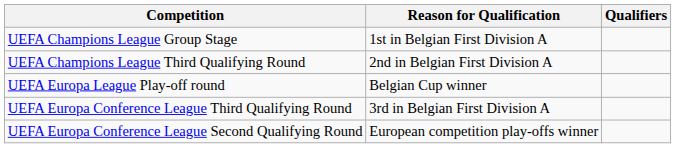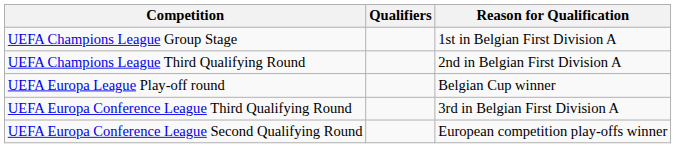columns swapped: (636, 16) <-> (484, 16)
